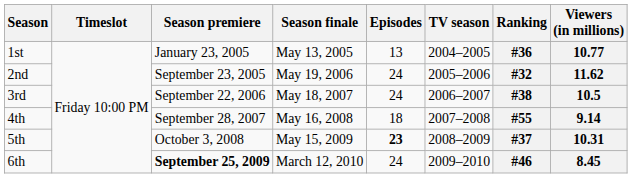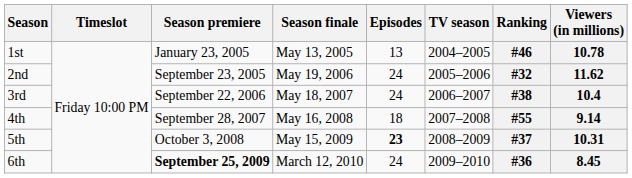(522, 52) #36 -> (522, 52) #46
(589, 52) 10.77 -> (589, 52) 10.78
(589, 96) 10.5 -> (589, 96) 10.4
(522, 161) #46 -> (522, 161) #36
